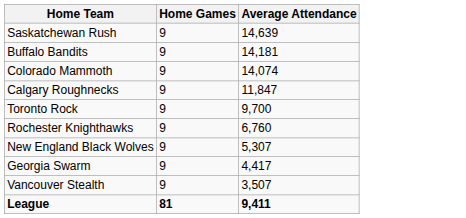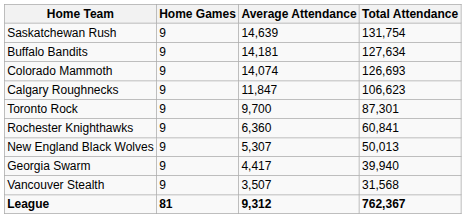+ column: (410, 14)
(256, 128) 6,760 -> (256, 128) 6,360
(256, 204) 9,411 -> (256, 204) 9,312
